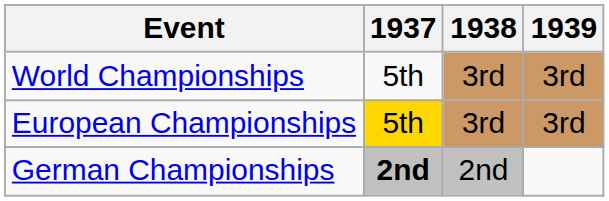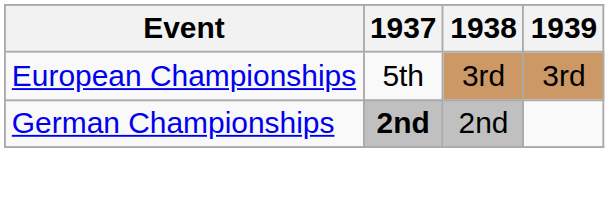- row: (158, 75)
(403, 123) gold background -> (403, 75) no background
